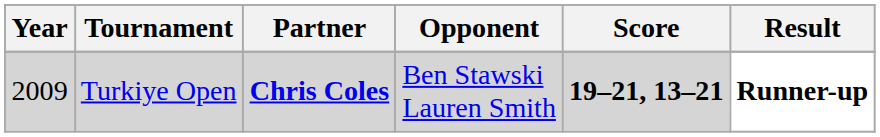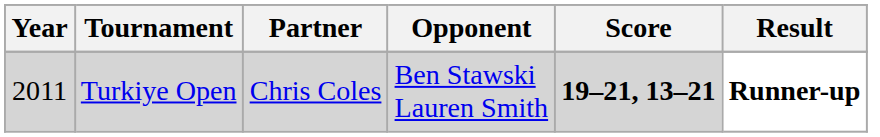(40, 90) 2009 -> (40, 90) 2011
(319, 90) bold -> (316, 90) normal
